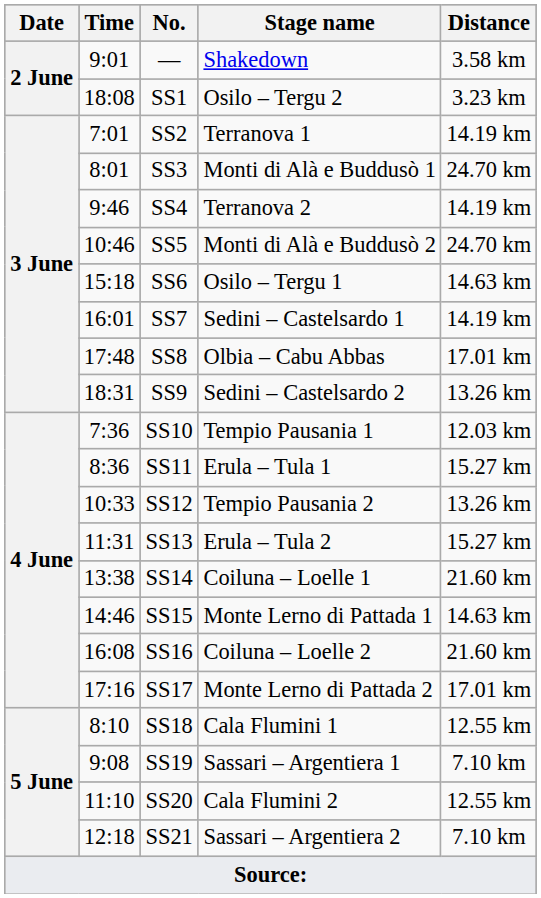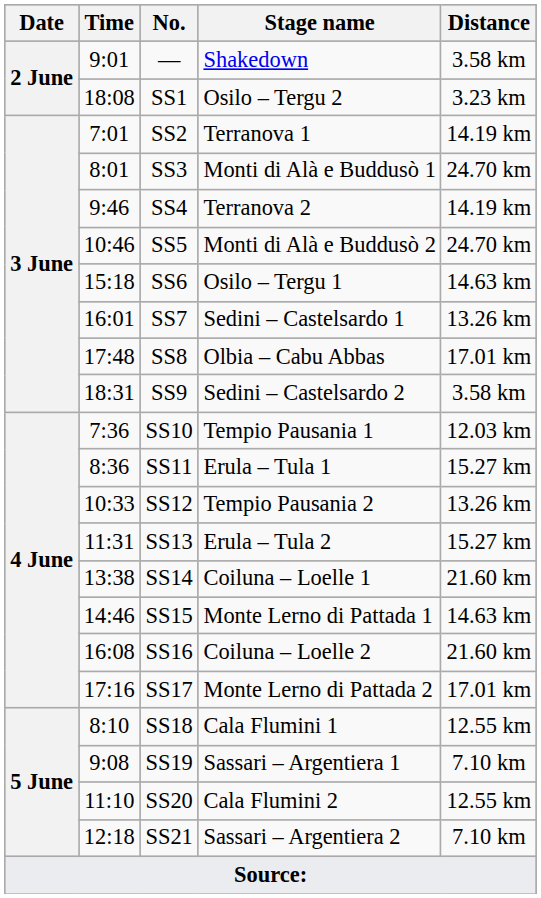(489, 318) 14.19 km -> (489, 318) 13.26 km
(489, 392) 13.26 km -> (489, 392) 3.58 km
